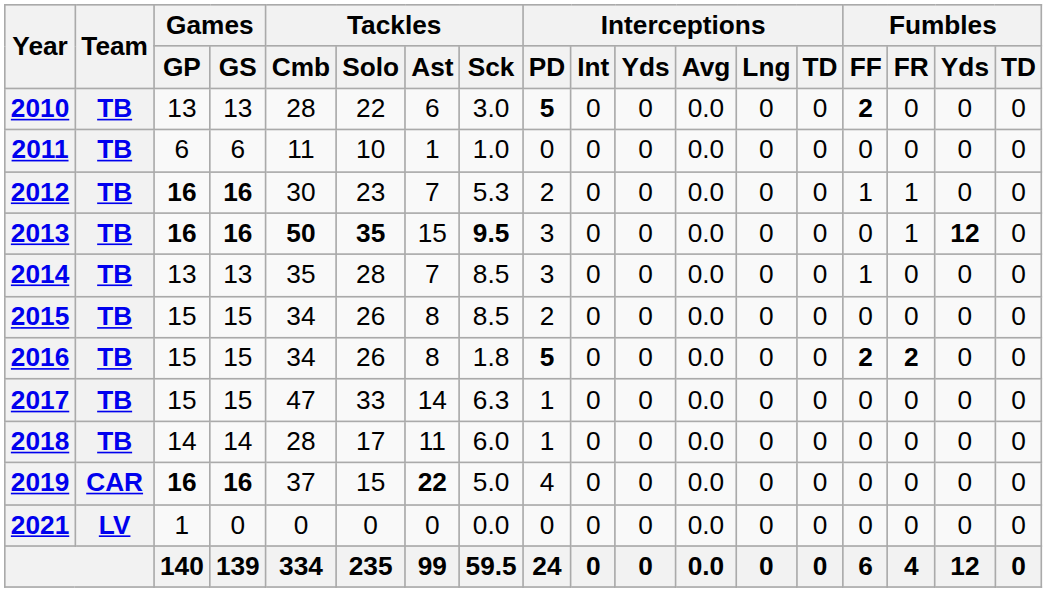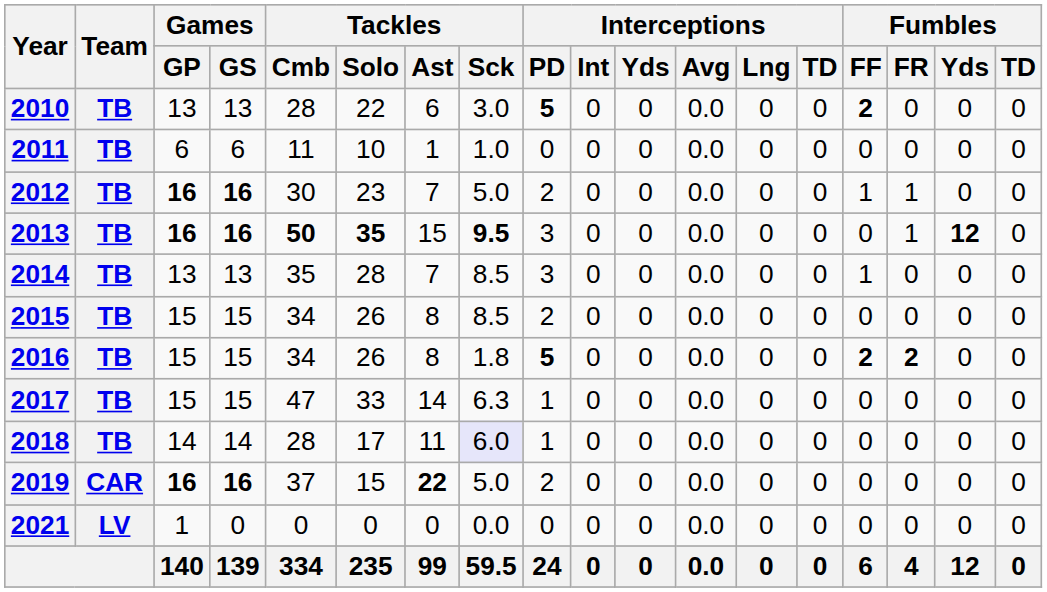(491, 191) 5.3 -> (491, 191) 5.0
(491, 441) no background -> (491, 441) lavender background
(547, 483) 4 -> (547, 483) 2
